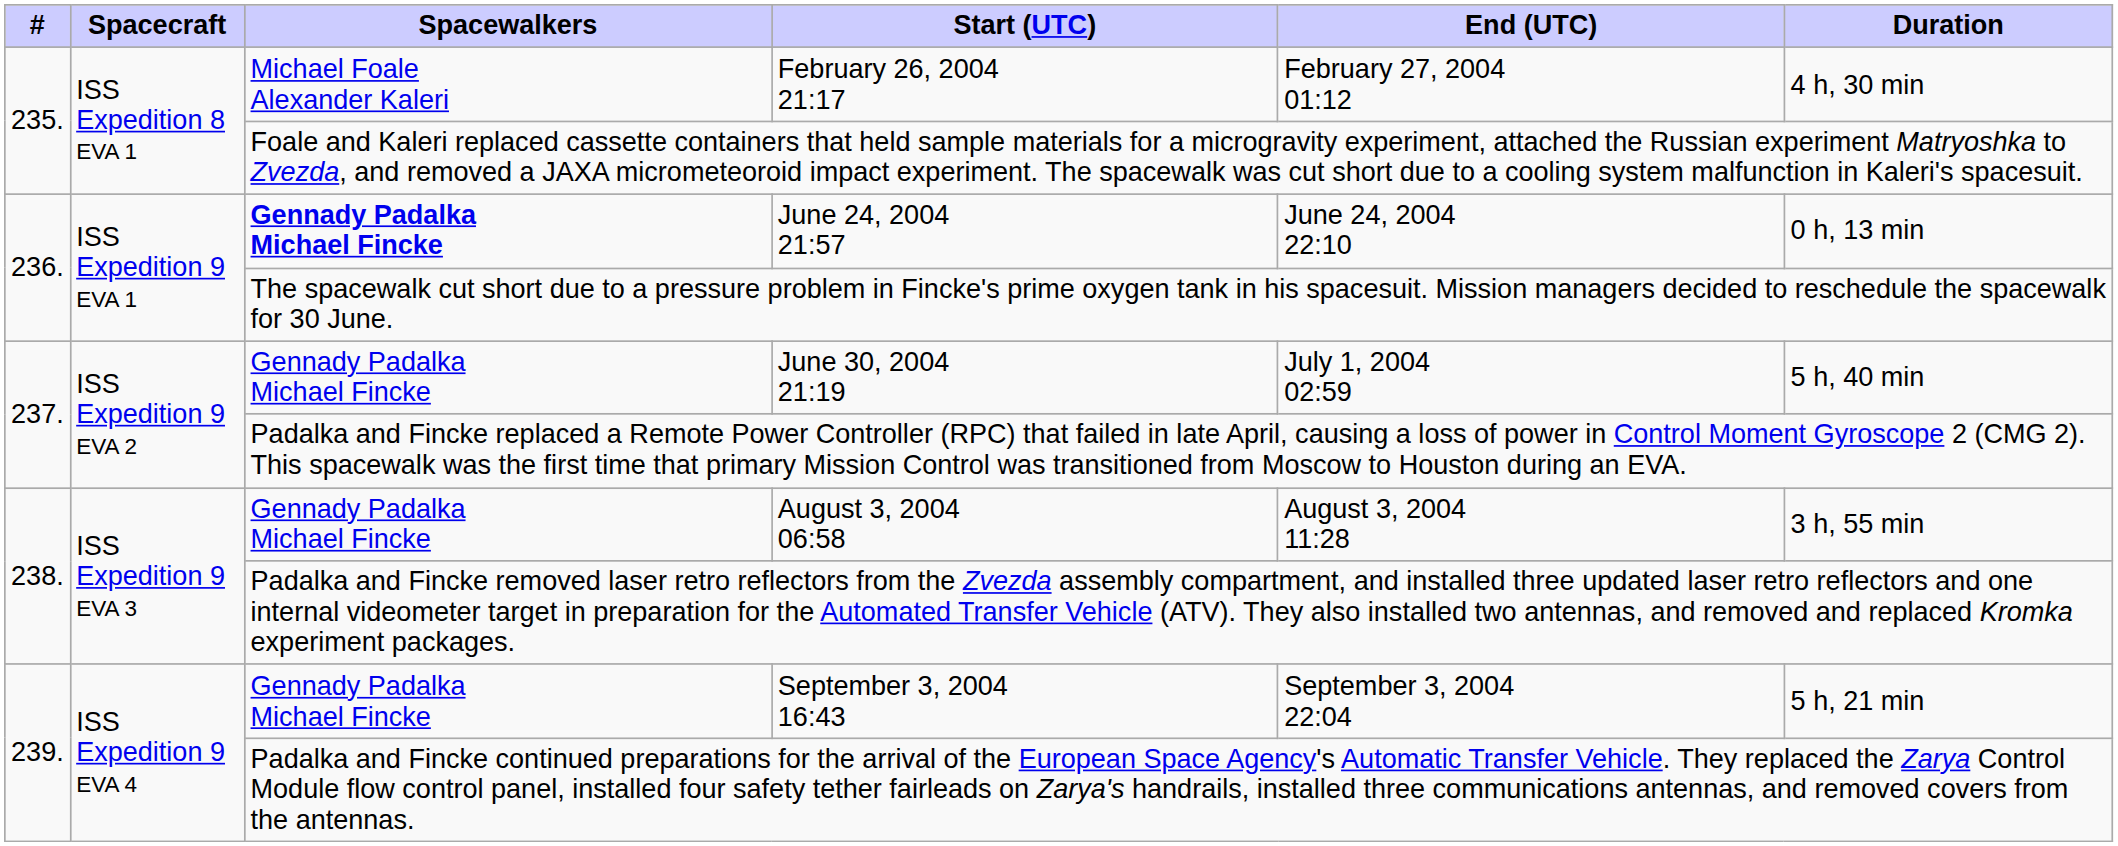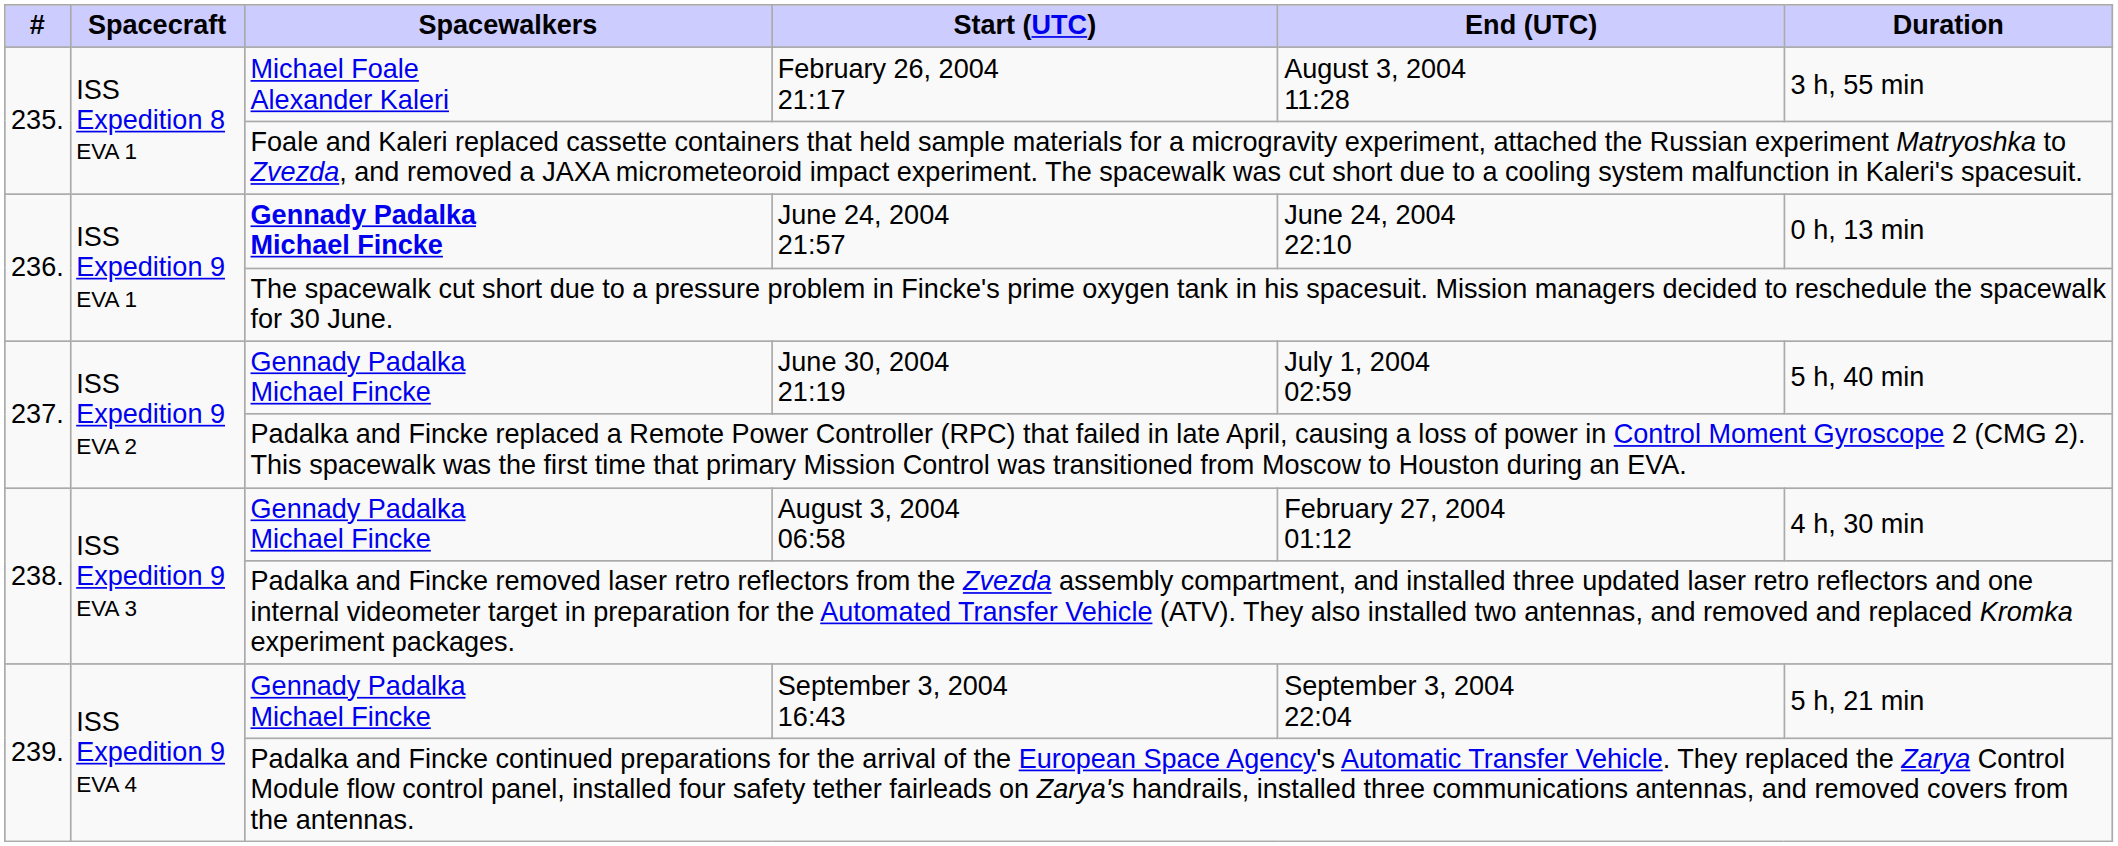(1395, 84) February 27, 2004 01:12 -> (1375, 84) August 3, 2004 11:28
(1857, 84) 4 h, 30 min -> (1857, 84) 3 h, 55 min
(1375, 523) August 3, 2004 11:28 -> (1395, 523) February 27, 2004 01:12
(1857, 523) 3 h, 55 min -> (1857, 523) 4 h, 30 min
